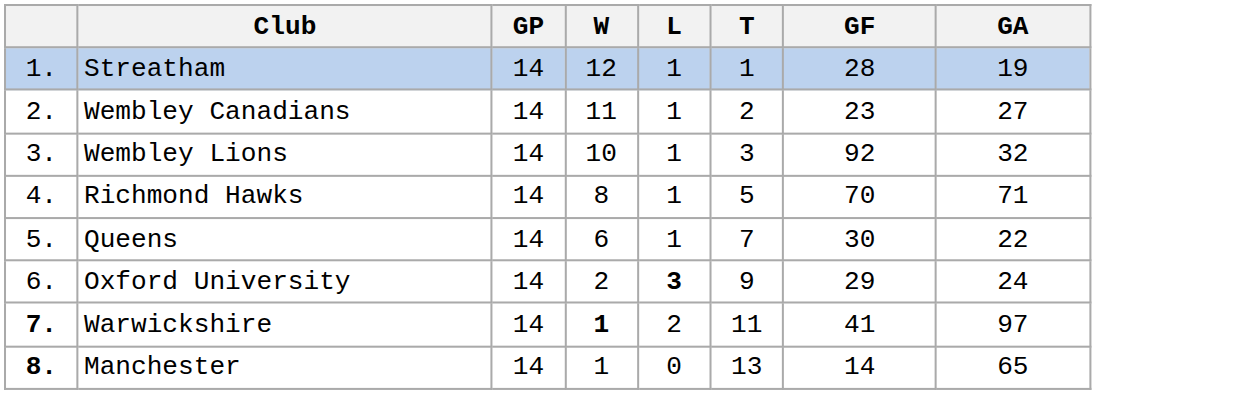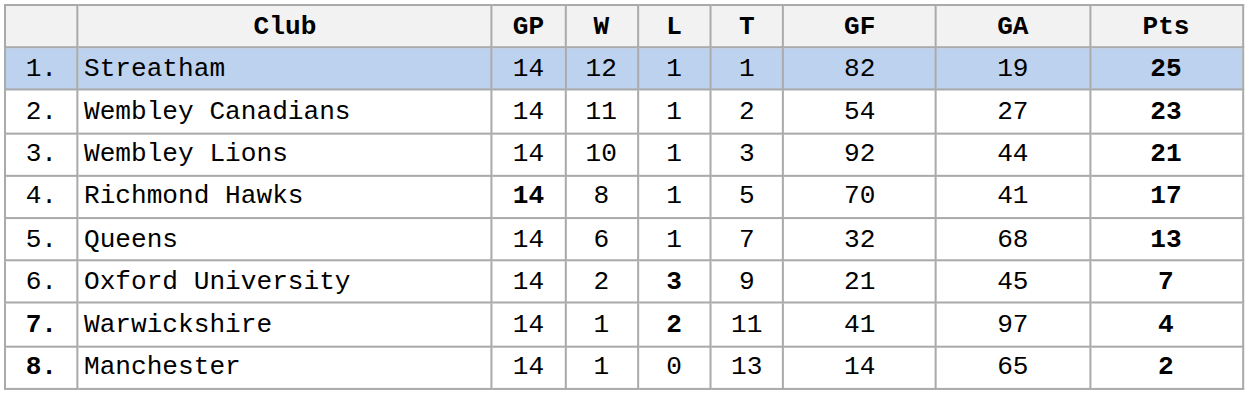+ column: (1166, 26)
(860, 69) 28 -> (860, 69) 82
(860, 111) 23 -> (860, 111) 54
(1013, 154) 32 -> (1013, 154) 44
(529, 197) normal -> (529, 197) bold
(1013, 197) 71 -> (1013, 197) 41
(860, 239) 30 -> (860, 239) 32
(1013, 239) 22 -> (1013, 239) 68
(860, 282) 29 -> (860, 282) 21
(1013, 282) 24 -> (1013, 282) 45
(601, 324) bold -> (601, 324) normal
(674, 324) normal -> (674, 324) bold
